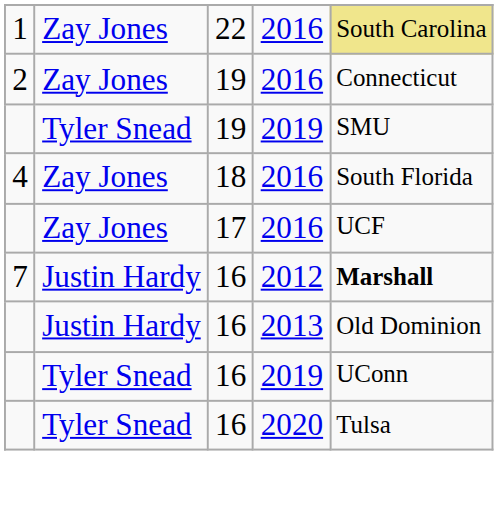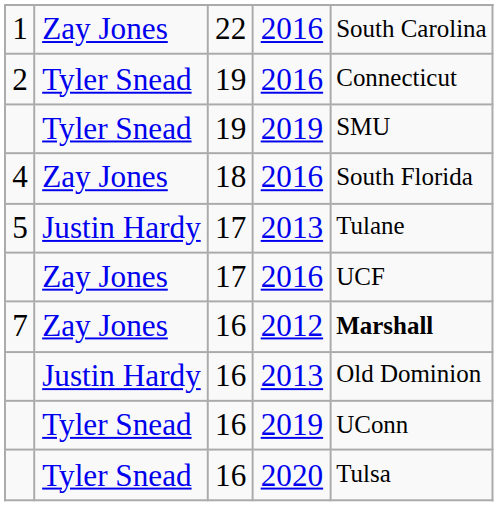(411, 29) khaki background -> (411, 29) no background
(105, 78) Zay Jones -> (117, 78) Tyler Snead
+ row: (20, 227)
(121, 276) Justin Hardy -> (105, 326) Zay Jones
